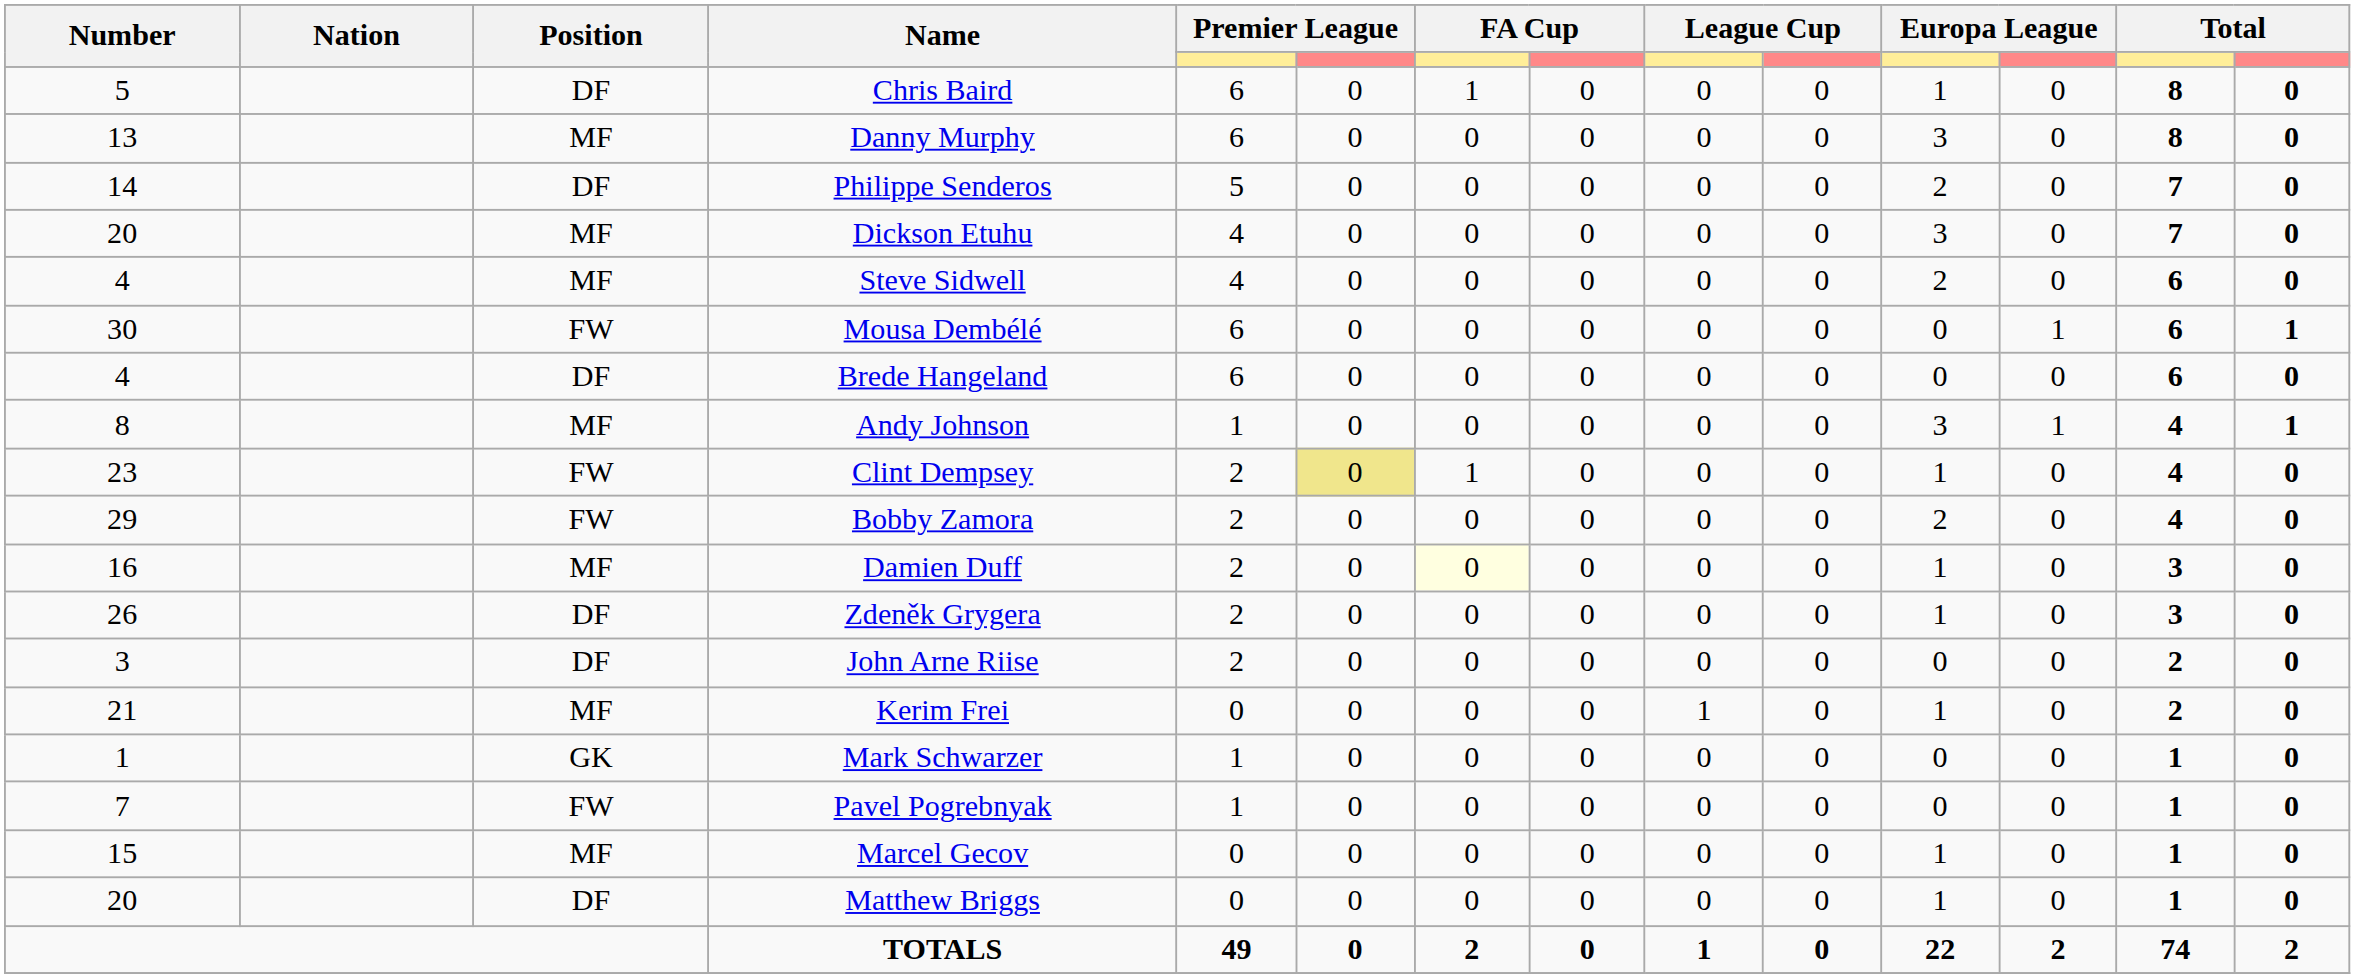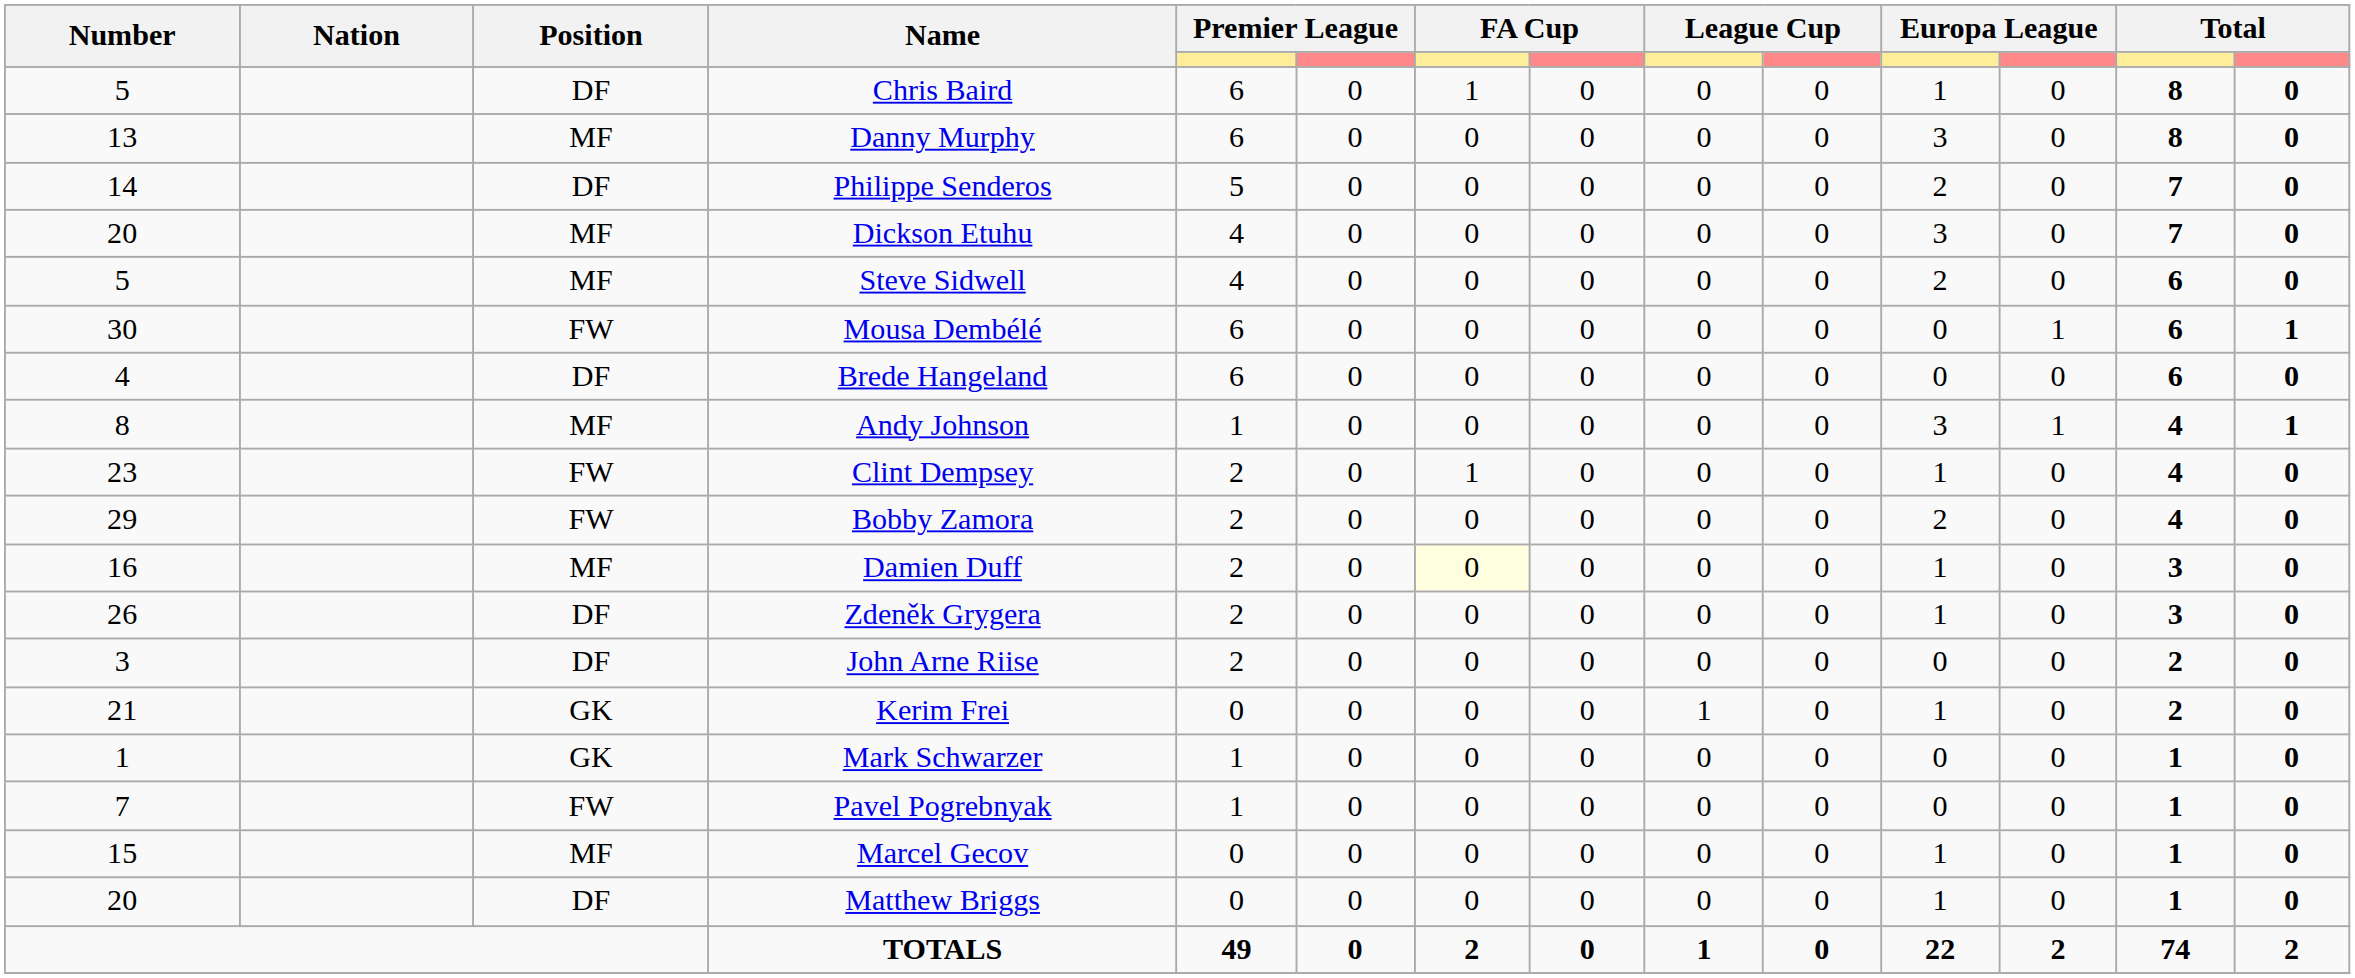(122, 280) 4 -> (122, 280) 5
(1355, 471) khaki background -> (1355, 471) no background
(591, 710) MF -> (591, 710) GK
